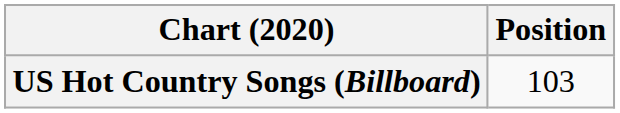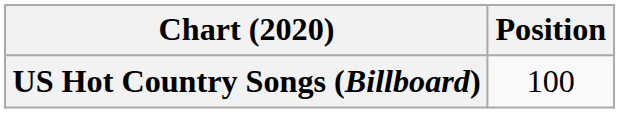(551, 81) 103 -> (551, 81) 100
